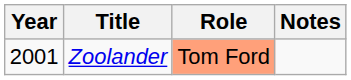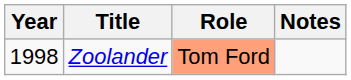(34, 56) 2001 -> (34, 56) 1998
